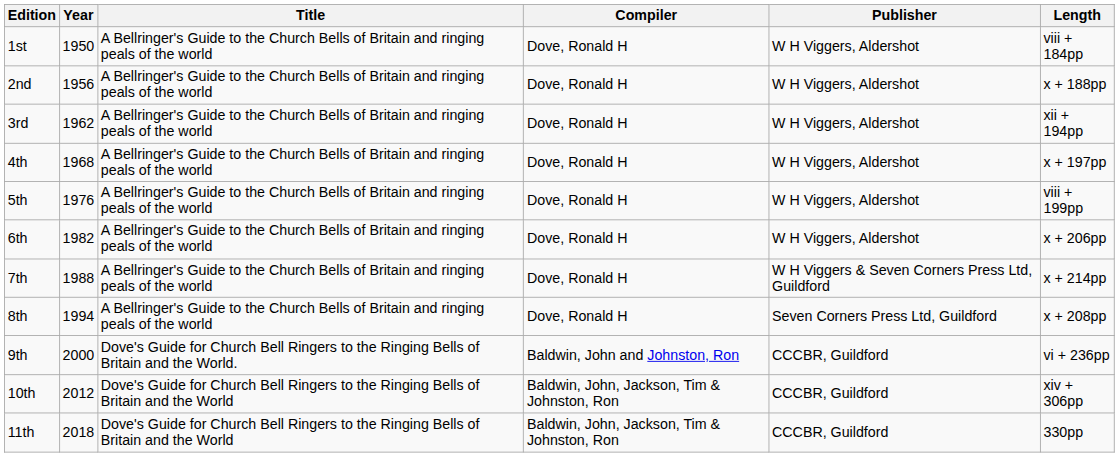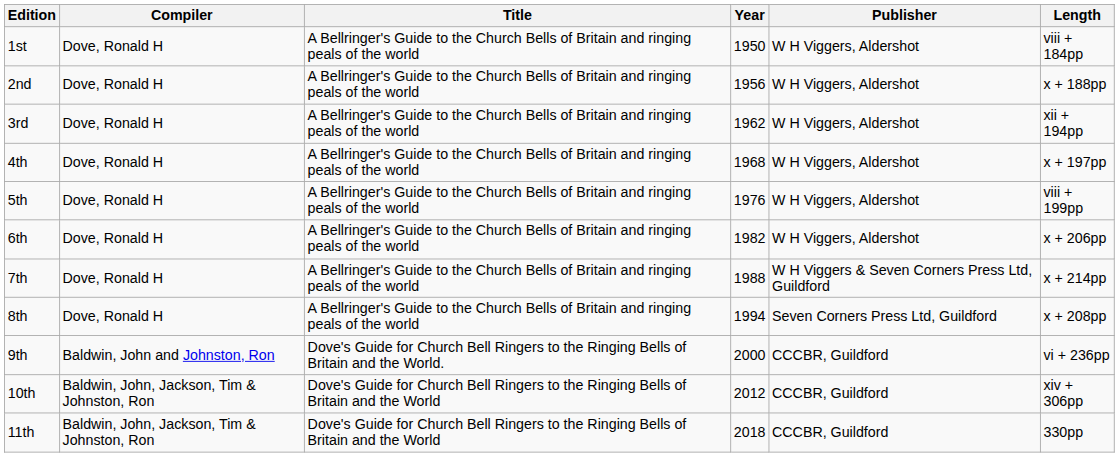columns swapped: (78, 15) <-> (646, 15)
